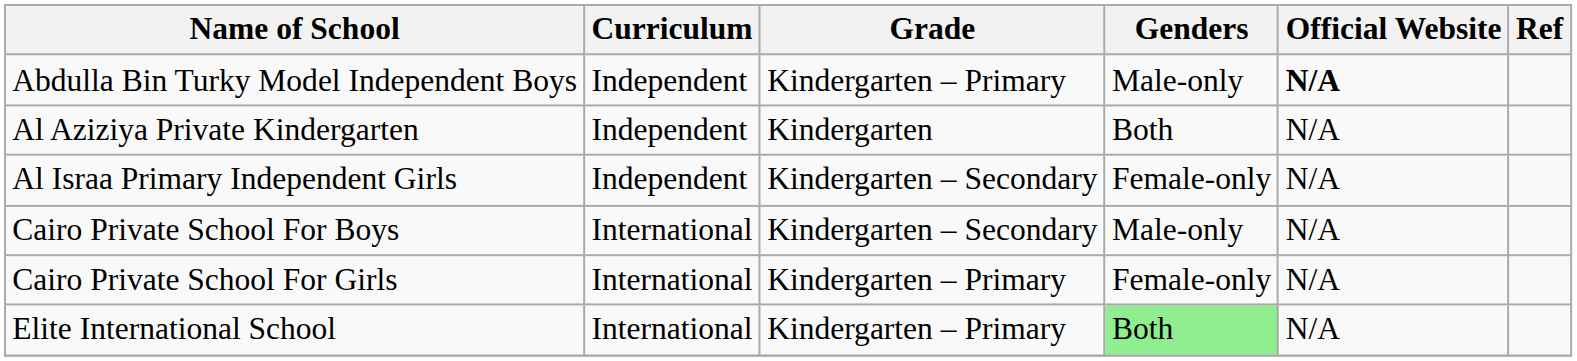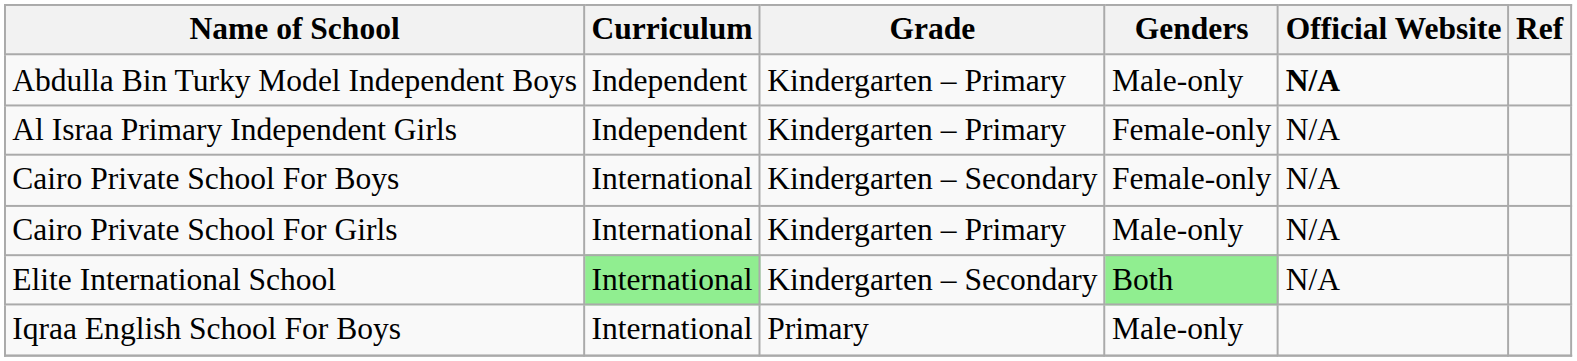- row: (215, 129)
(932, 179) Kindergarten – Secondary -> (917, 129) Kindergarten – Primary
(1178, 229) Male-only -> (1192, 179) Female-only
(1192, 279) Female-only -> (1178, 229) Male-only
(672, 329) no background -> (672, 279) lightgreen background
(917, 329) Kindergarten – Primary -> (932, 279) Kindergarten – Secondary
+ row: (207, 329)
